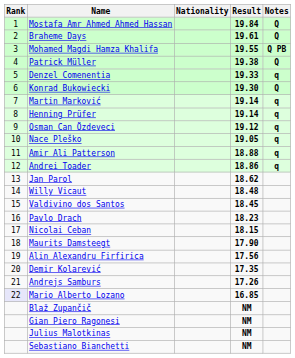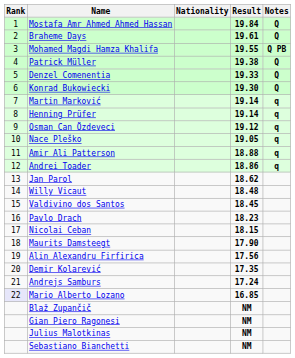(277, 75) q -> (277, 75) Q
(247, 282) 17.26 -> (247, 282) 17.24
